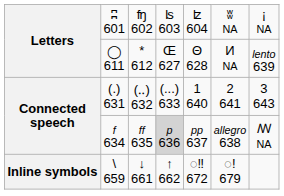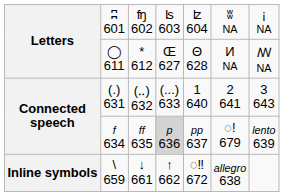(264, 60) lento 639 -> (264, 60) ꟿ NA
(230, 137) allegro 638 -> (230, 135) ◌! 679
(264, 136) ꟿ NA -> (264, 137) lento 639
(230, 171) ◌! 679 -> (230, 175) allegro 638
